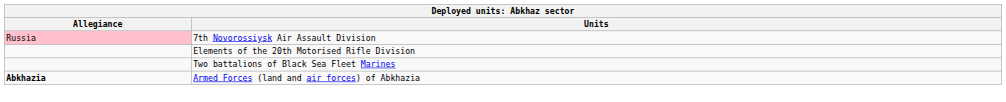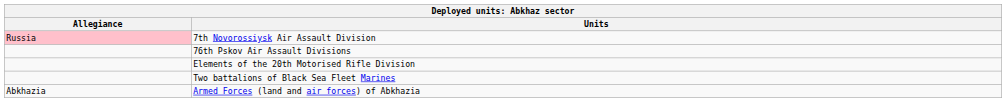+ row: (272, 51)
(26, 78) bold -> (26, 91) normal
